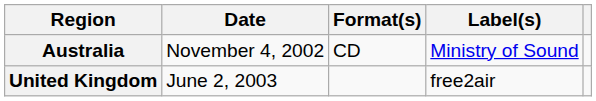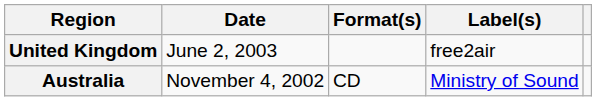rows swapped: (83, 50) <-> (83, 80)
